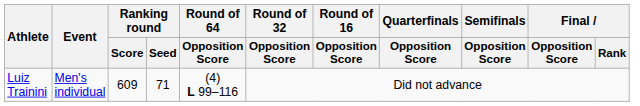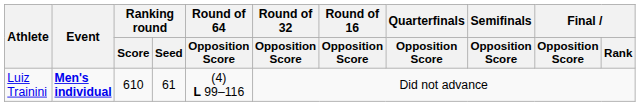(80, 85) normal -> (83, 85) bold
(127, 85) 609 -> (133, 85) 610
(163, 85) 71 -> (169, 85) 61
